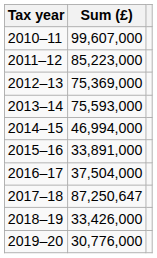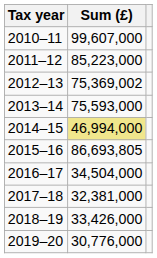(107, 83) 75,369,000 -> (107, 83) 75,369,002
(107, 128) no background -> (107, 128) khaki background
(107, 151) 33,891,000 -> (107, 151) 86,693,805
(107, 173) 37,504,000 -> (107, 173) 34,504,000
(107, 196) 87,250,647 -> (107, 196) 32,381,000
